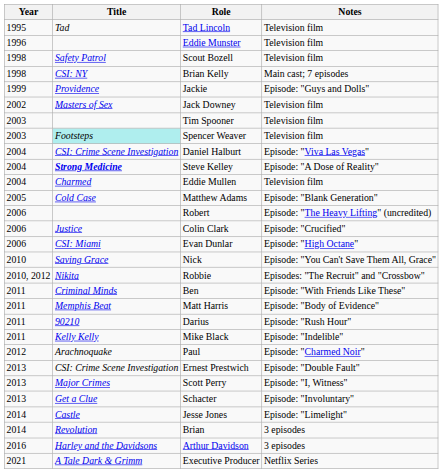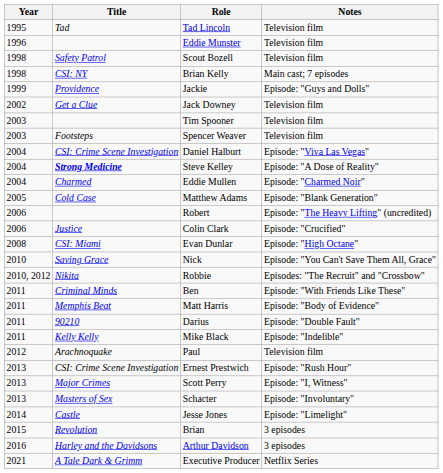(84, 105) Masters of Sex -> (76, 105) Get a Clue
(74, 136) paleturquoise background -> (74, 136) no background
(294, 182) Television film -> (314, 182) Episode: "Charmed Noir"
(16, 244) 2006 -> (16, 244) 2008
(308, 321) Episode: "Rush Hour" -> (312, 321) Episode: "Double Fault"
(314, 352) Episode: "Charmed Noir" -> (294, 352) Television film
(312, 368) Episode: "Double Fault" -> (308, 368) Episode: "Rush Hour"
(76, 399) Get a Clue -> (84, 399) Masters of Sex
(16, 430) 2014 -> (16, 430) 2015
